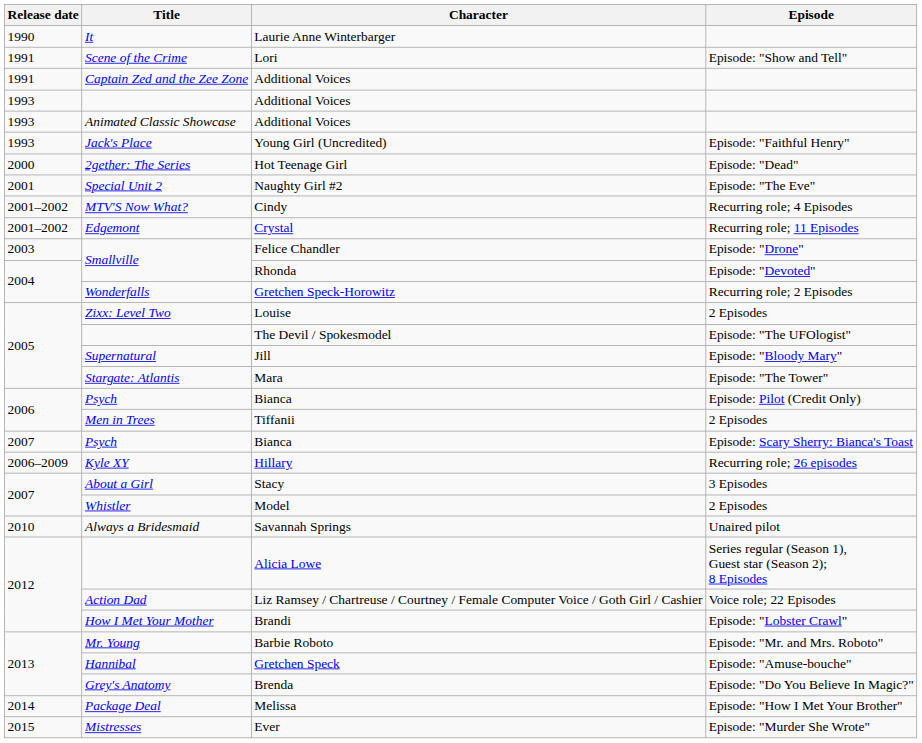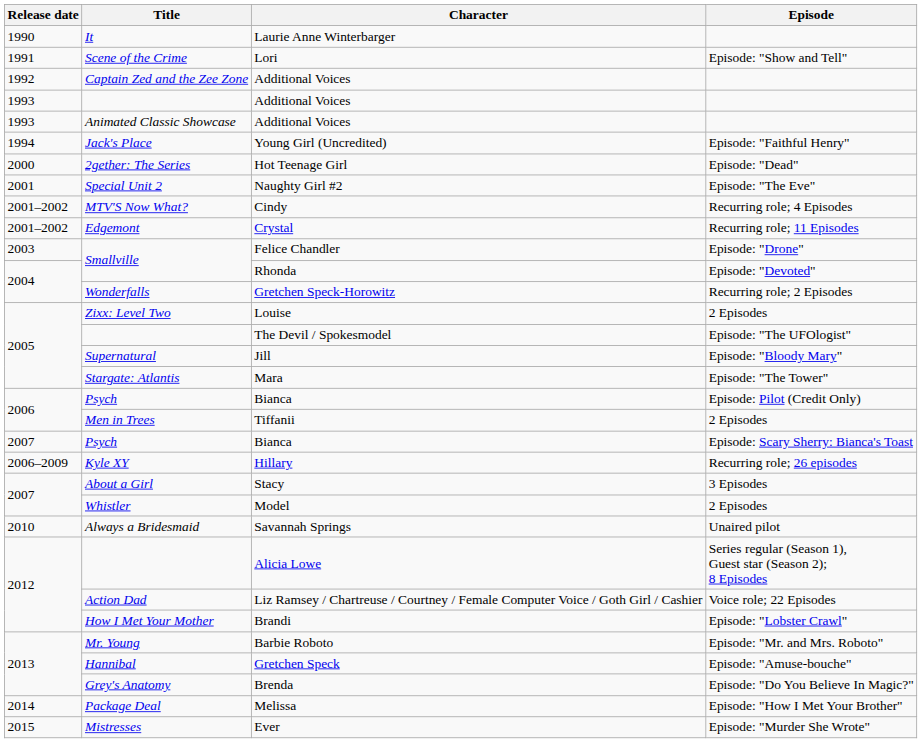(21, 79) 1991 -> (21, 79) 1992
(21, 143) 1993 -> (21, 143) 1994
